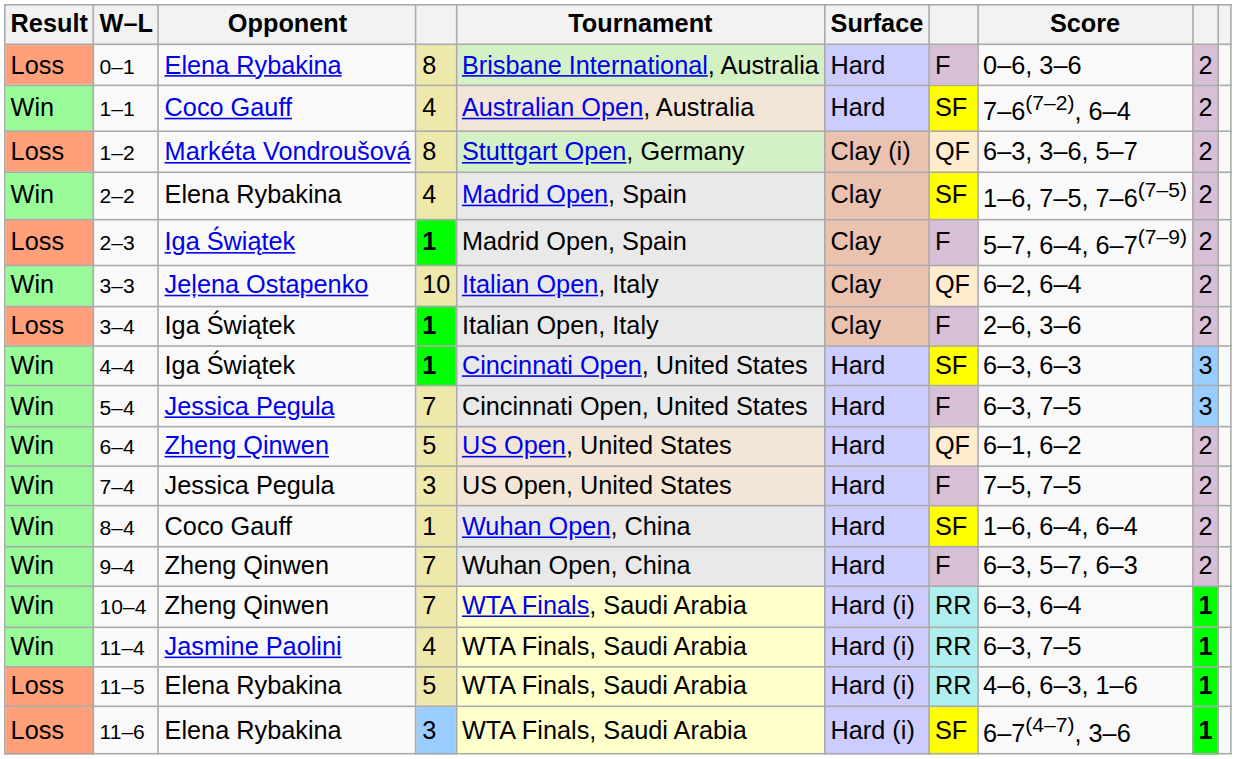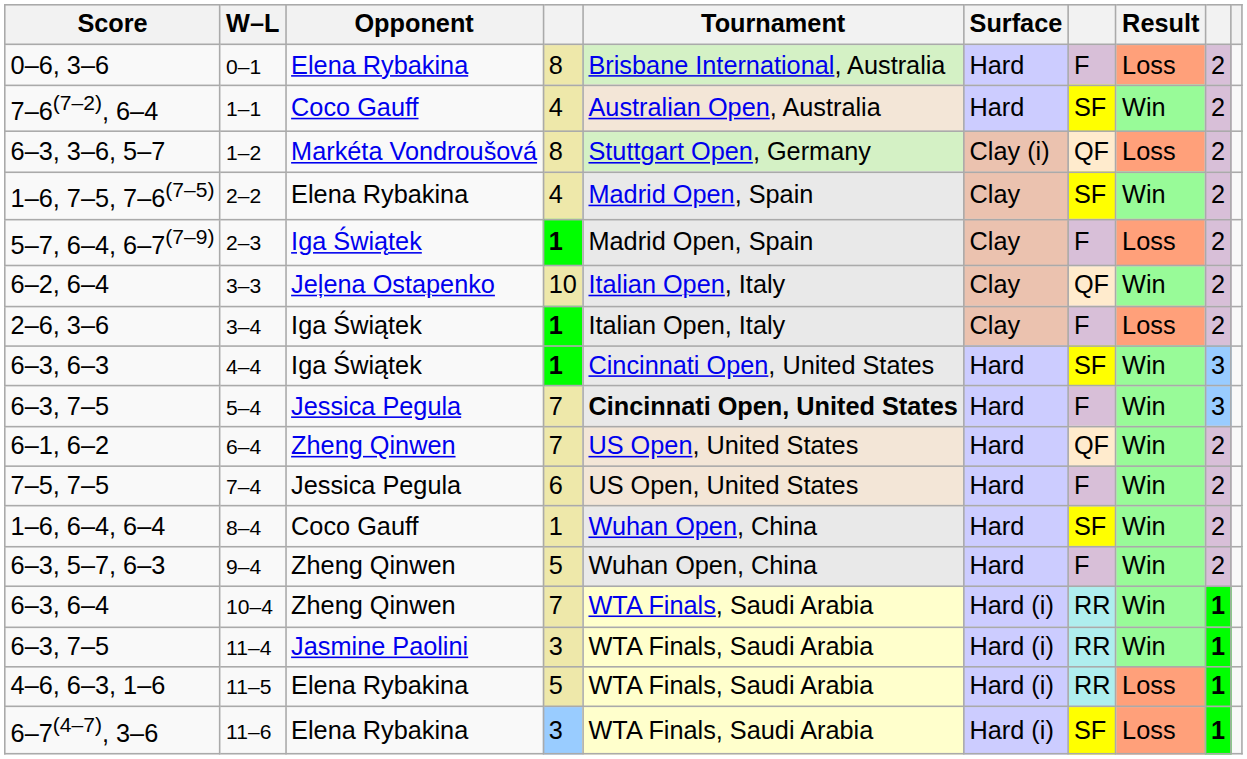columns swapped: (49, 24) <-> (1085, 24)
(635, 405) normal -> (773, 405) bold
(429, 445) 5 -> (556, 445) 7
(429, 486) 3 -> (556, 486) 6
(429, 566) 7 -> (556, 566) 5
(429, 646) 4 -> (556, 646) 3
